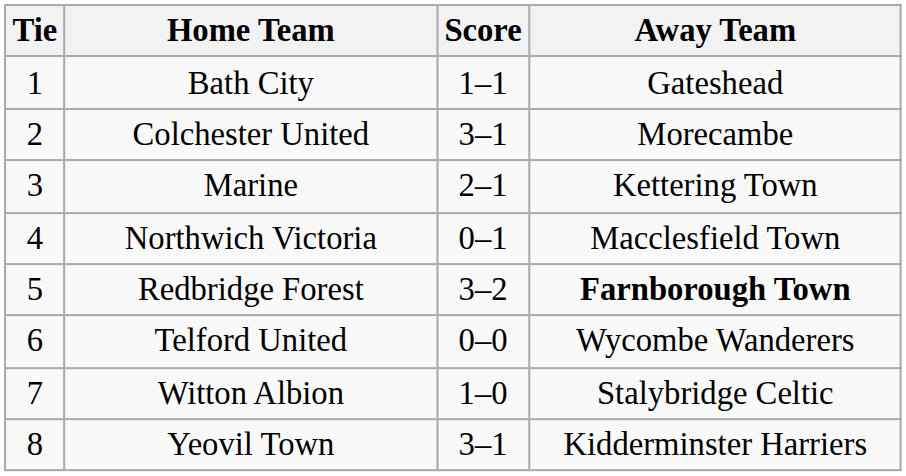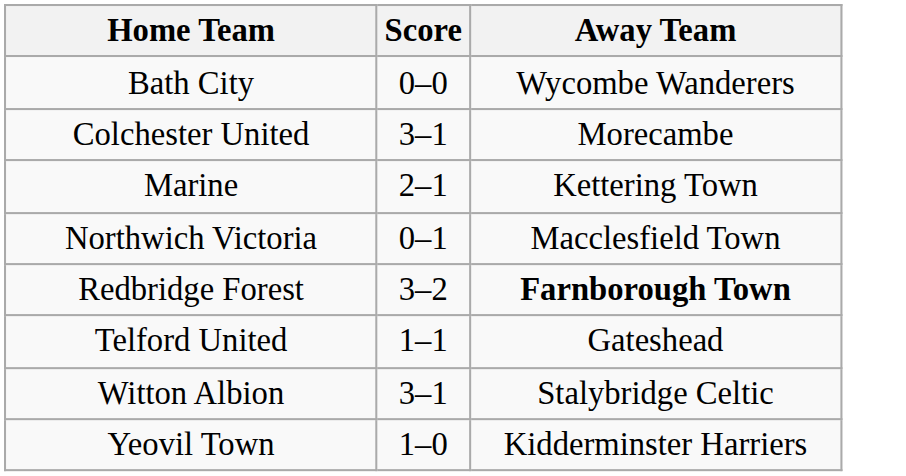- column: (35, 30)
(483, 82) 1–1 -> (423, 82) 0–0
(715, 82) Gateshead -> (655, 82) Wycombe Wanderers
(483, 340) 0–0 -> (423, 340) 1–1
(715, 340) Wycombe Wanderers -> (655, 340) Gateshead
(483, 392) 1–0 -> (423, 392) 3–1
(483, 444) 3–1 -> (423, 444) 1–0
